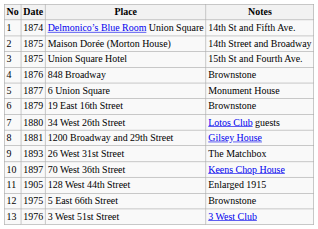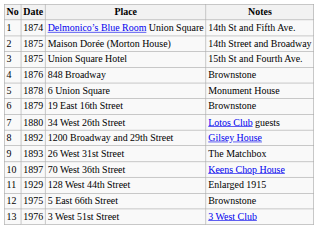(33, 91) 1877 -> (33, 91) 1878
(33, 138) 1881 -> (33, 138) 1892
(33, 185) 1905 -> (33, 185) 1929
